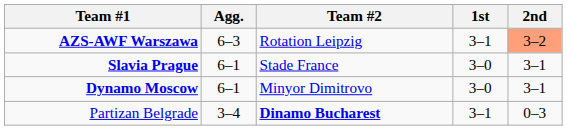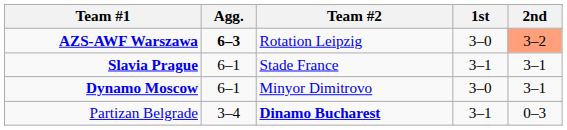(229, 40) normal -> (229, 40) bold
(480, 40) 3–1 -> (480, 40) 3–0
(480, 64) 3–0 -> (480, 64) 3–1
